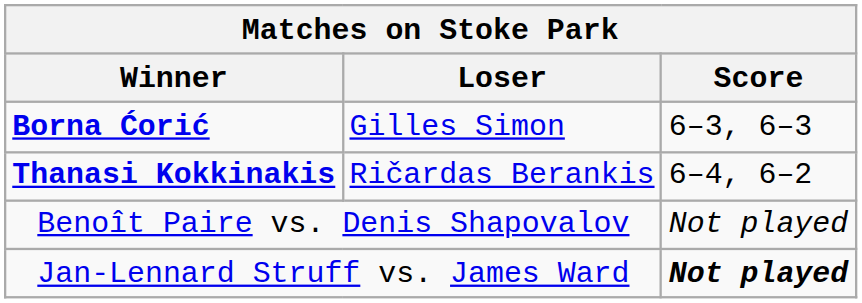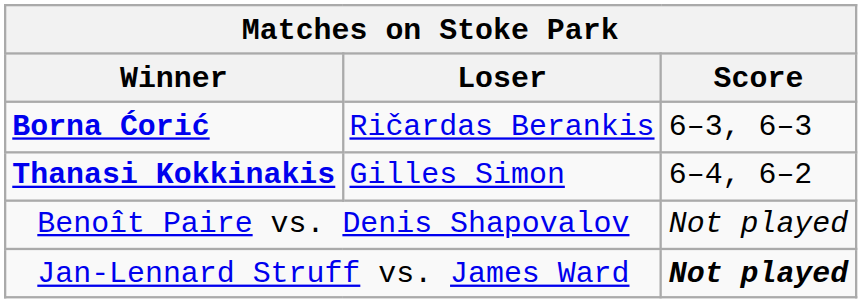(457, 127) Gilles Simon -> (502, 127) Ričardas Berankis
(502, 176) Ričardas Berankis -> (457, 176) Gilles Simon
